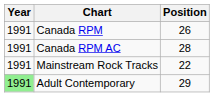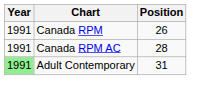- row: (97, 65)
(185, 83) 29 -> (162, 65) 31
